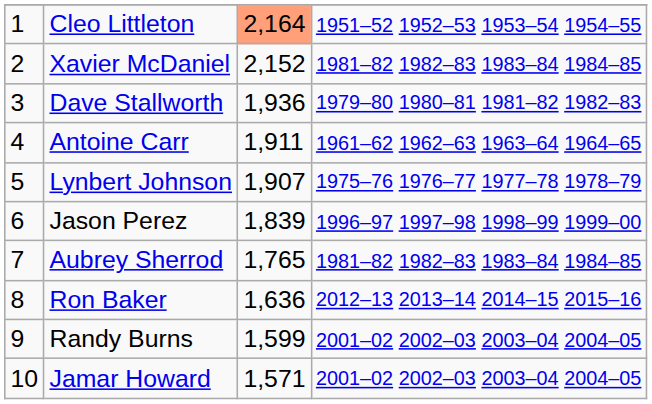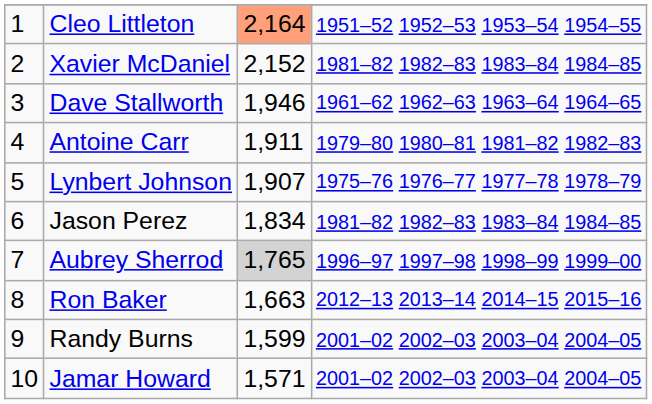(274, 102) 1,936 -> (274, 102) 1,946
(479, 103) 1979–80 1980–81 1981–82 1982–83 -> (479, 103) 1961–62 1962–63 1963–64 1964–65
(479, 142) 1961–62 1962–63 1963–64 1964–65 -> (479, 142) 1979–80 1980–81 1981–82 1982–83
(274, 220) 1,839 -> (274, 220) 1,834
(479, 221) 1996–97 1997–98 1998–99 1999–00 -> (479, 221) 1981–82 1982–83 1983–84 1984–85
(274, 260) no background -> (274, 260) lightgrey background
(479, 260) 1981–82 1982–83 1983–84 1984–85 -> (479, 260) 1996–97 1997–98 1998–99 1999–00
(274, 299) 1,636 -> (274, 299) 1,663
